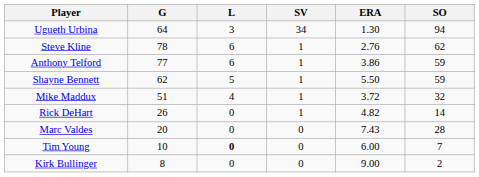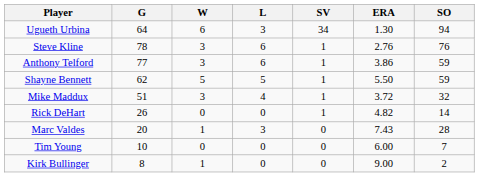+ column: (202, 12)
(440, 46) 62 -> (444, 46) 76
(232, 130) 0 -> (263, 130) 3
(232, 146) bold -> (263, 146) normal
